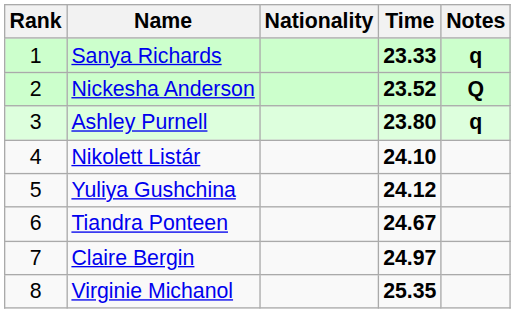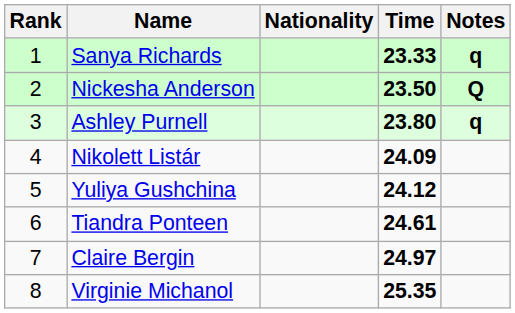(410, 88) 23.52 -> (410, 88) 23.50
(410, 156) 24.10 -> (410, 156) 24.09
(410, 223) 24.67 -> (410, 223) 24.61
